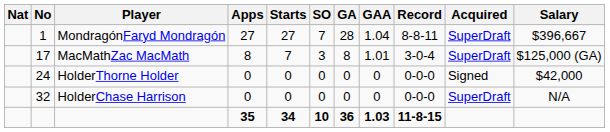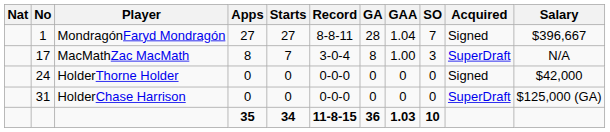columns swapped: (420, 14) <-> (322, 14)
(479, 35) SuperDraft -> (468, 35) Signed
(377, 55) 1.01 -> (403, 55) 1.00
(559, 55) $125,000 (GA) -> (559, 55) N/A
(43, 96) 32 -> (43, 96) 31
(559, 96) N/A -> (559, 96) $125,000 (GA)
